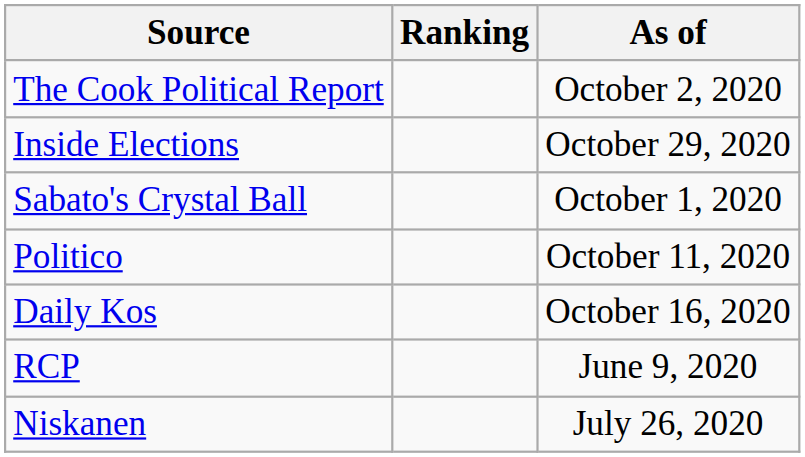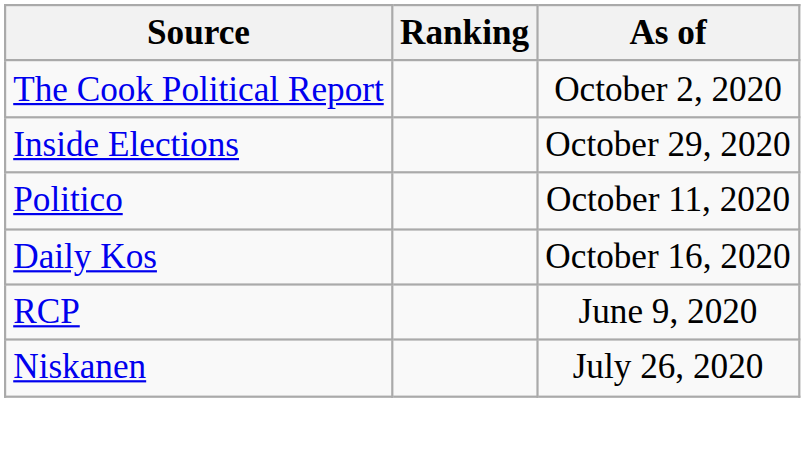- row: (160, 199)
